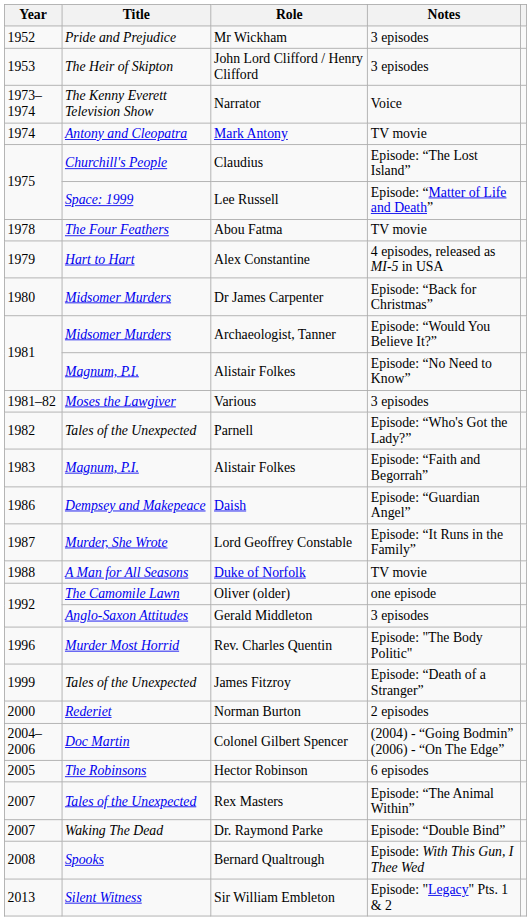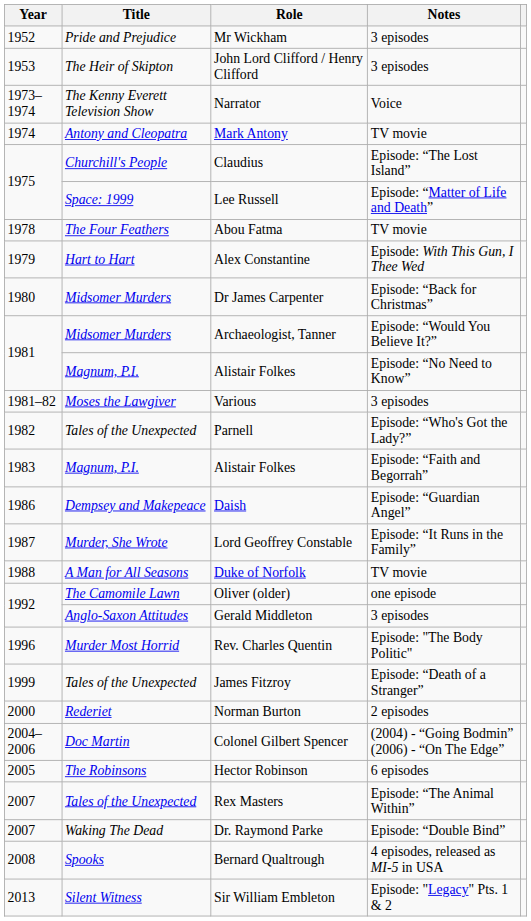(433, 259) 4 episodes, released as MI-5 in USA -> (442, 259) Episode: With This Gun, I Thee Wed
(442, 860) Episode: With This Gun, I Thee Wed -> (433, 860) 4 episodes, released as MI-5 in USA
